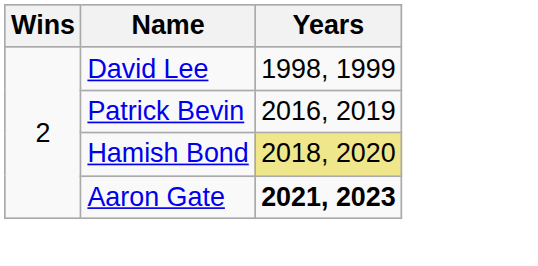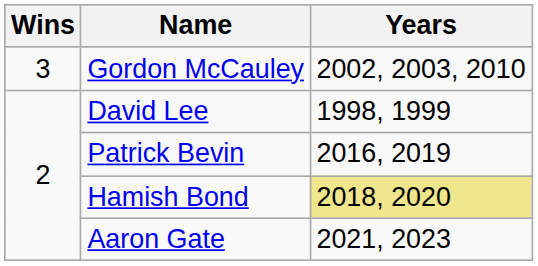+ row: (196, 68)
(328, 196) bold -> (384, 238) normal
